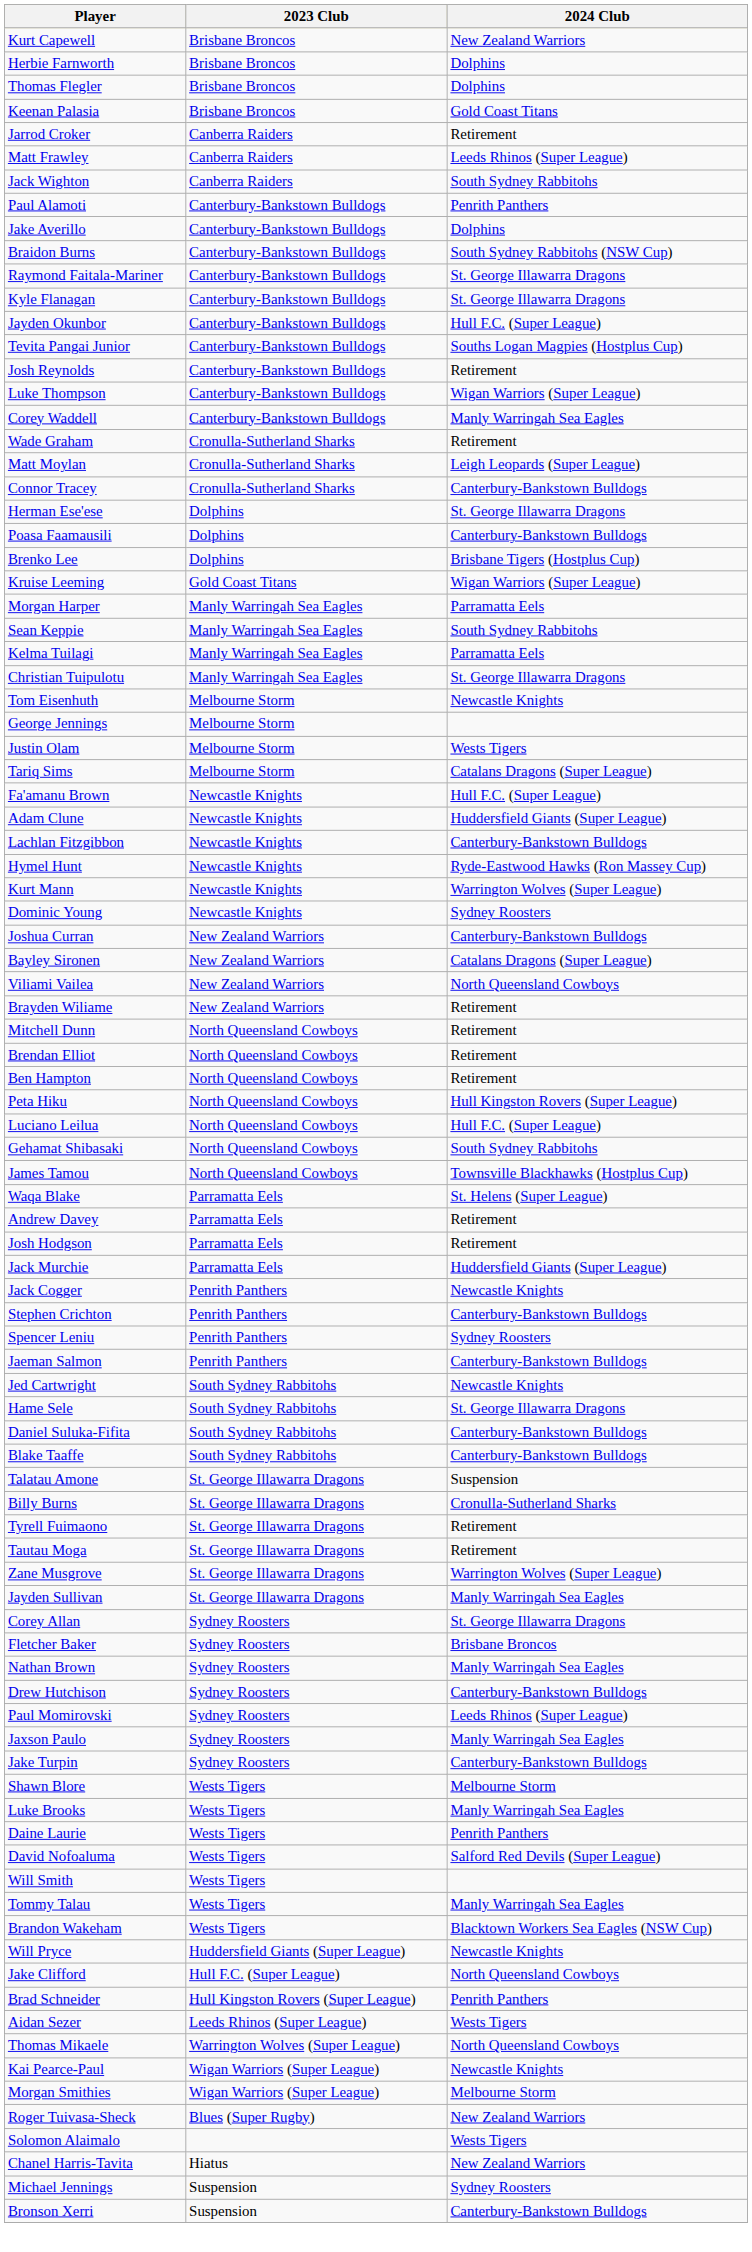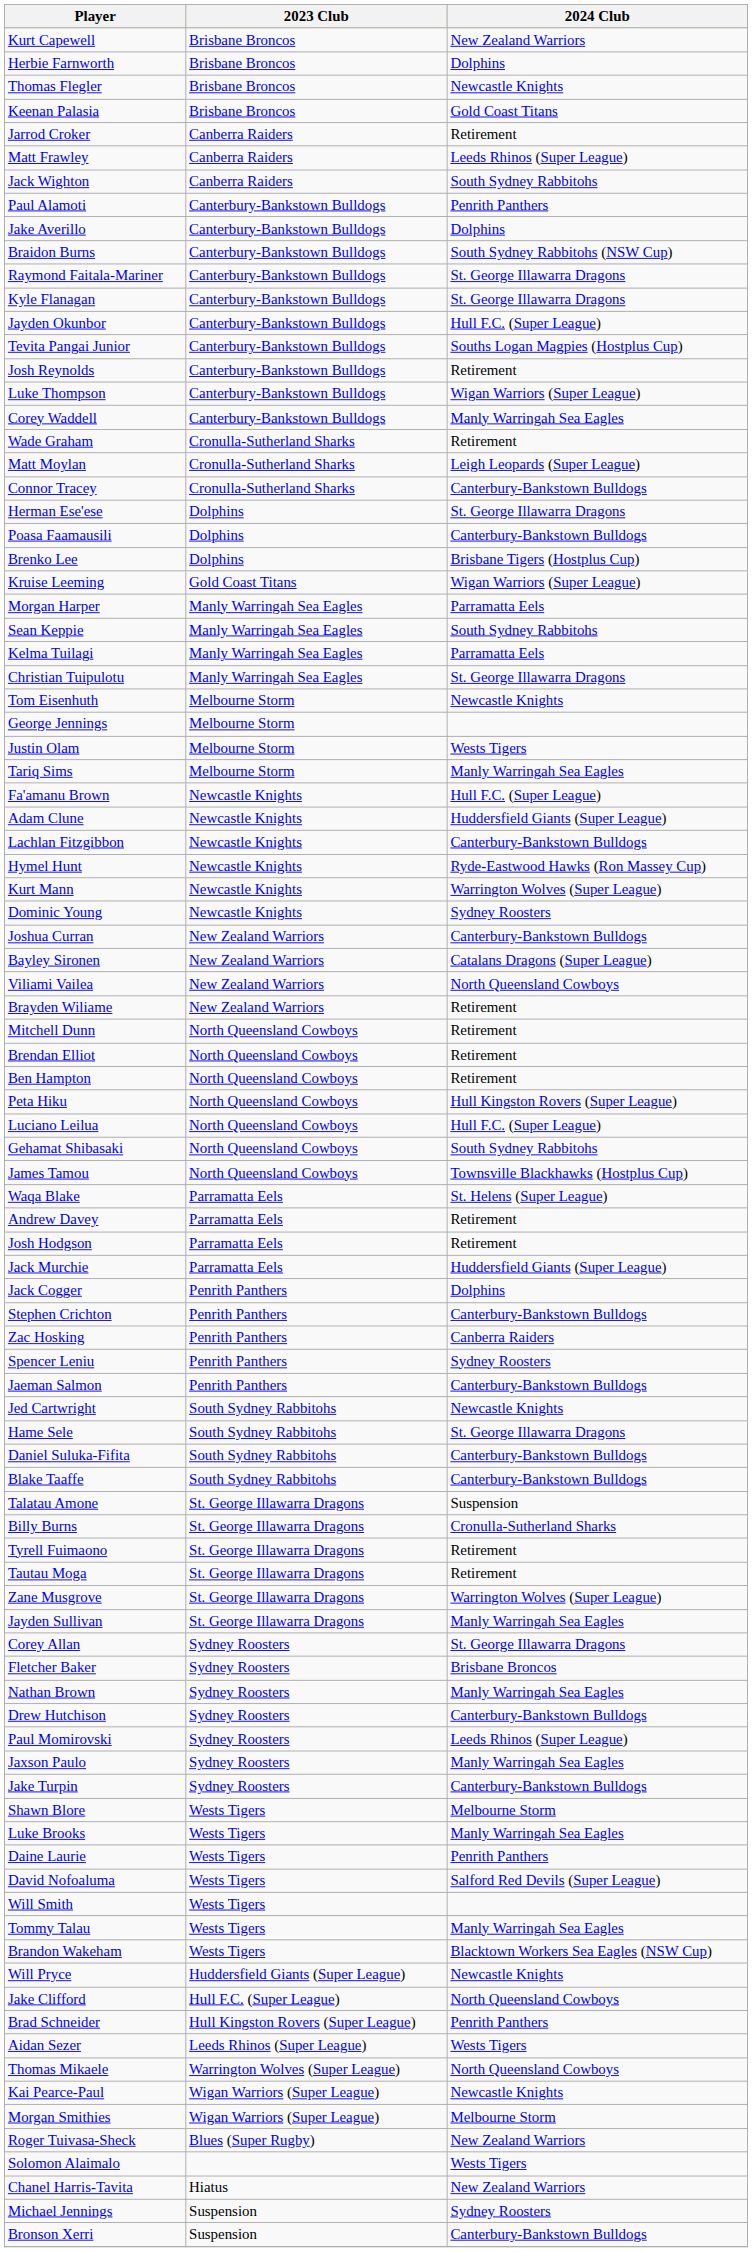(478, 87) Dolphins -> (507, 87) Newcastle Knights
(551, 771) Catalans Dragons (Super League) -> (537, 771) Manly Warringah Sea Eagles
(507, 1290) Newcastle Knights -> (478, 1290) Dolphins
+ row: (46, 1337)
